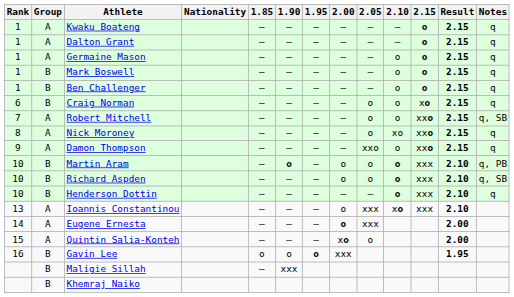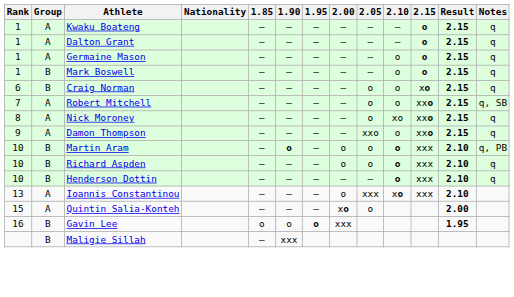- row: (106, 88)
(493, 179) q, SB -> (493, 164) q
- row: (106, 224)
- row: (103, 285)
